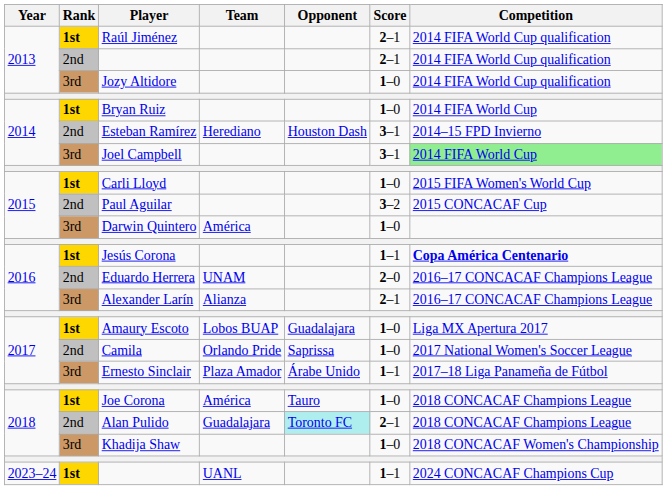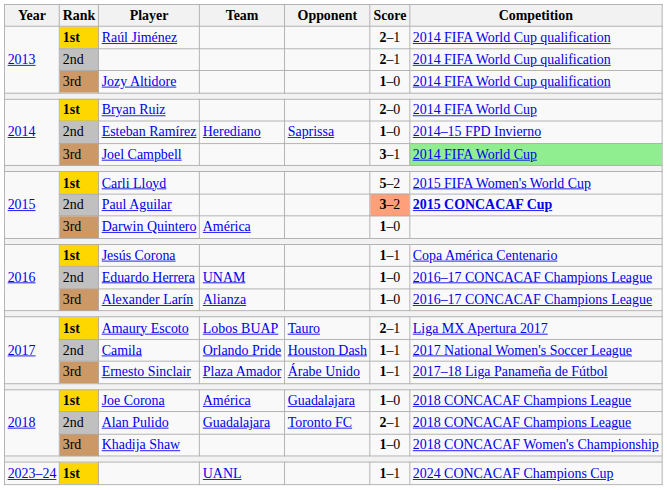(390, 110) 1–0 -> (390, 110) 2–0
(327, 132) Houston Dash -> (311, 132) Saprissa
(390, 132) 3–1 -> (390, 132) 1–0
(390, 182) 1–0 -> (390, 182) 5–2
(390, 204) no background -> (390, 204) lightsalmon background
(480, 204) normal -> (483, 204) bold
(491, 255) bold -> (485, 255) normal
(390, 277) 2–0 -> (390, 277) 1–0
(390, 299) 2–1 -> (390, 299) 1–0
(321, 328) Guadalajara -> (304, 328) Tauro
(390, 328) 1–0 -> (390, 328) 2–1
(311, 350) Saprissa -> (327, 350) Houston Dash
(390, 350) 1–0 -> (390, 350) 1–1
(304, 400) Tauro -> (321, 400) Guadalajara
(320, 422) paleturquoise background -> (320, 422) no background
